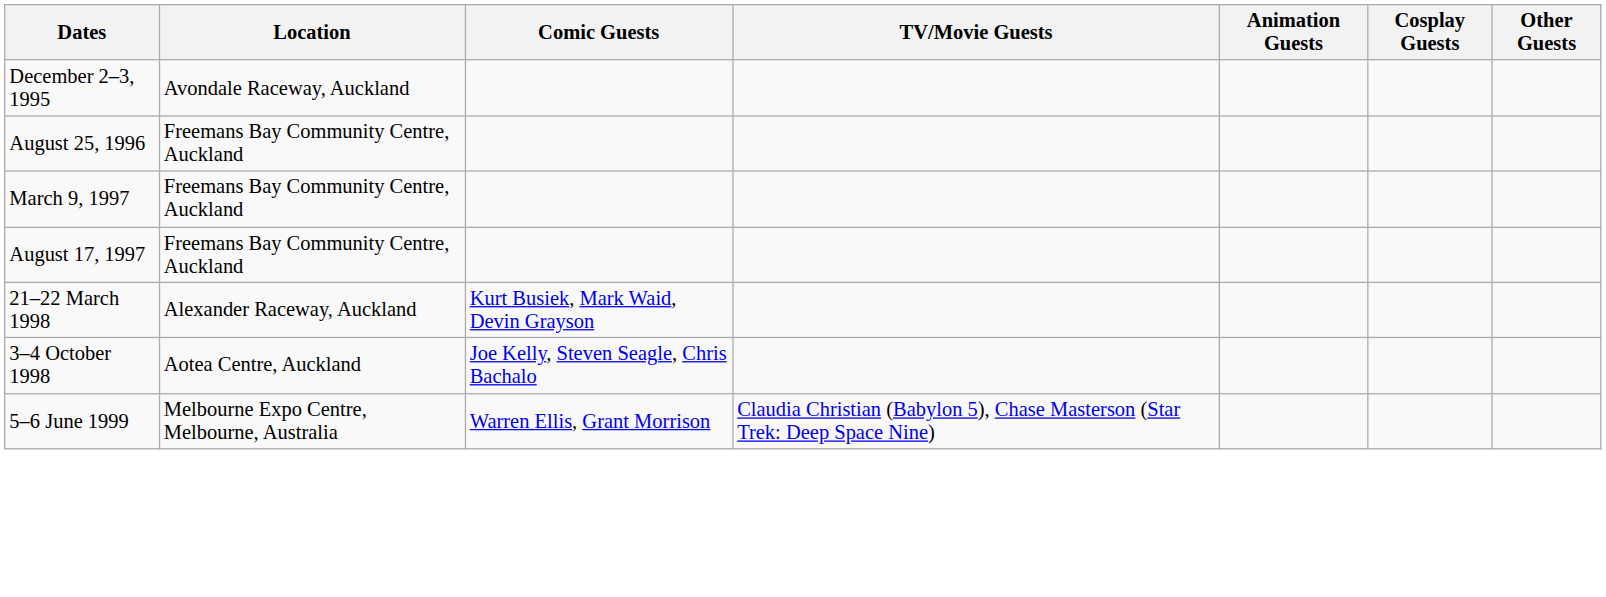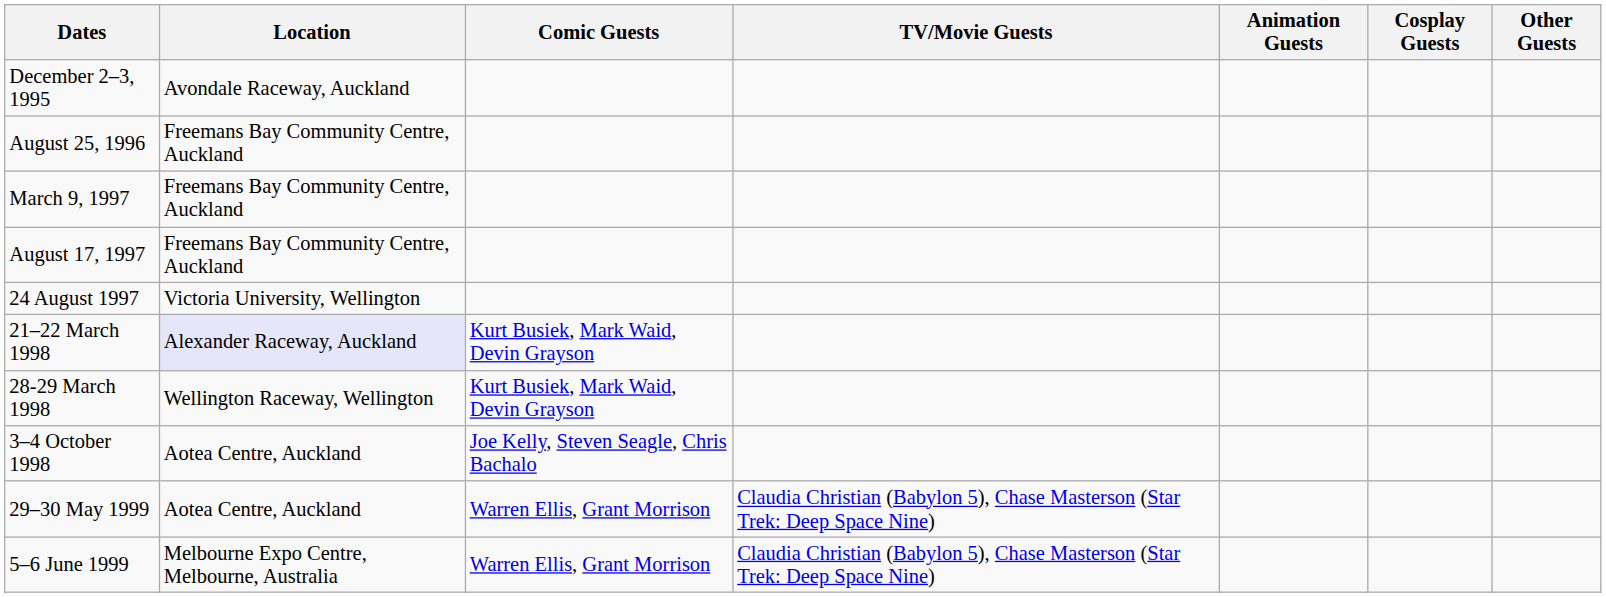+ row: (74, 298)
(290, 309) no background -> (290, 342) lavender background
+ row: (63, 397)
+ row: (79, 508)
